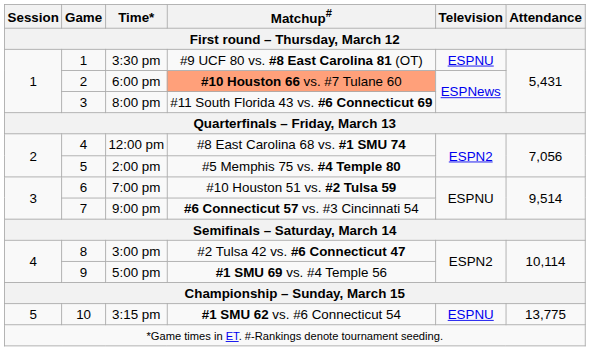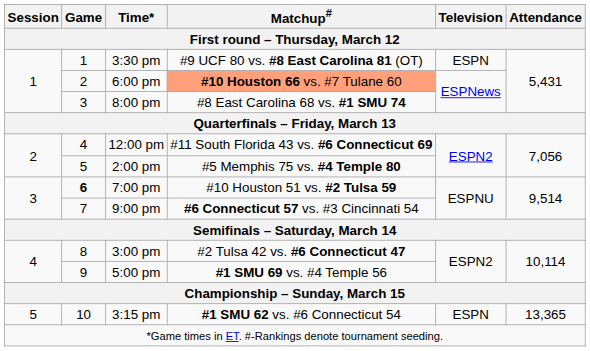(471, 60) ESPNU -> (471, 60) ESPN
(301, 103) #11 South Florida 43 vs. #6 Connecticut 69 -> (301, 103) #8 East Carolina 68 vs. #1 SMU 74
(301, 145) #8 East Carolina 68 vs. #1 SMU 74 -> (301, 145) #11 South Florida 43 vs. #6 Connecticut 69
(84, 187) normal -> (84, 187) bold
(471, 314) ESPNU -> (471, 314) ESPN
(546, 314) 13,775 -> (546, 314) 13,365
